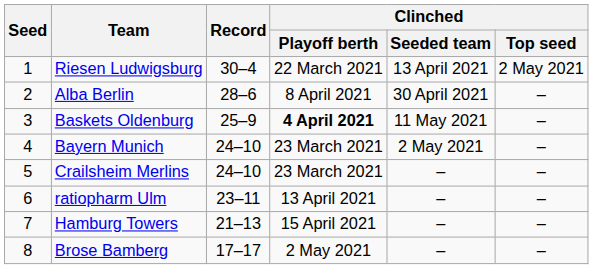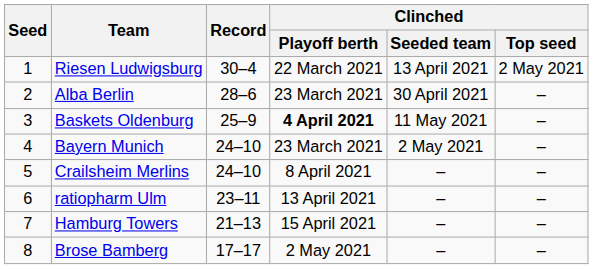(328, 95) 8 April 2021 -> (328, 95) 23 March 2021
(328, 172) 23 March 2021 -> (328, 172) 8 April 2021
